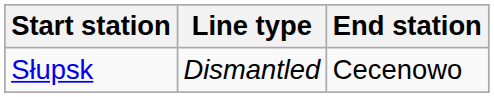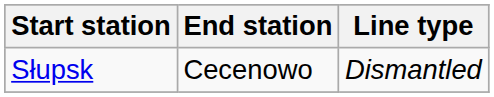columns swapped: (407, 26) <-> (252, 26)
